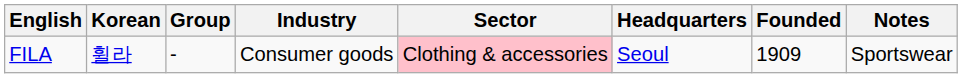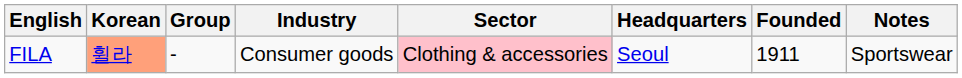(112, 53) no background -> (112, 53) lightsalmon background
(779, 54) 1909 -> (778, 54) 1911
